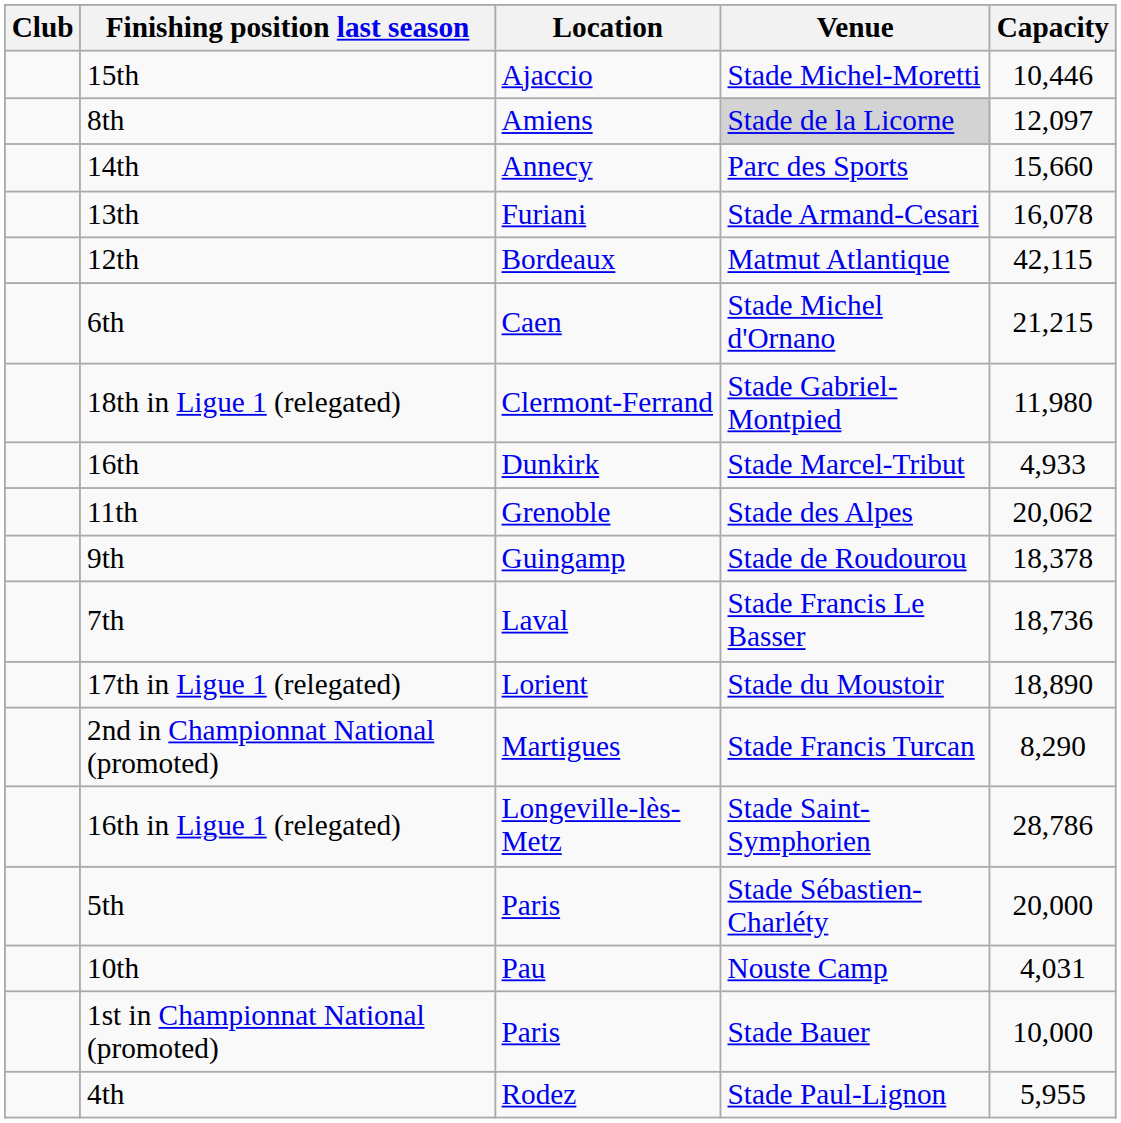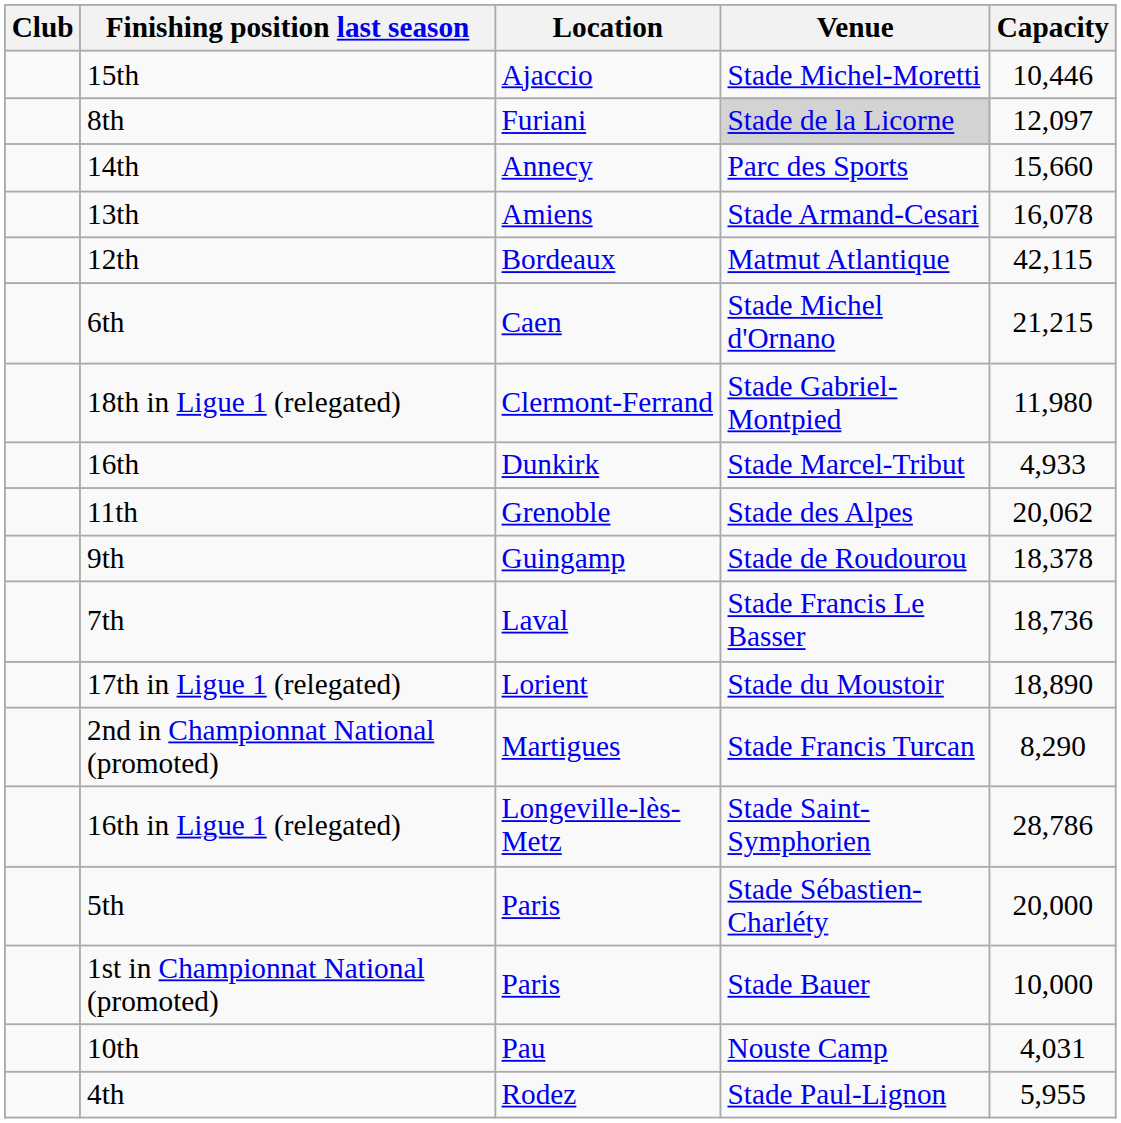(547, 120) Amiens -> (544, 120) Furiani
(544, 213) Furiani -> (547, 213) Amiens
rows swapped: (113, 968) <-> (256, 1031)
